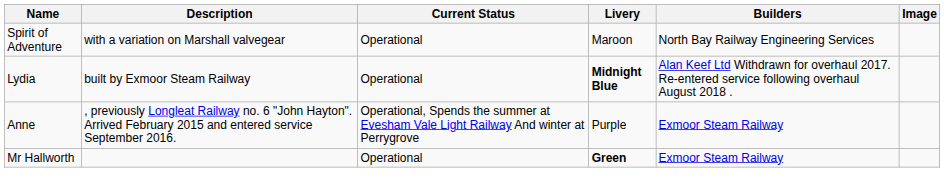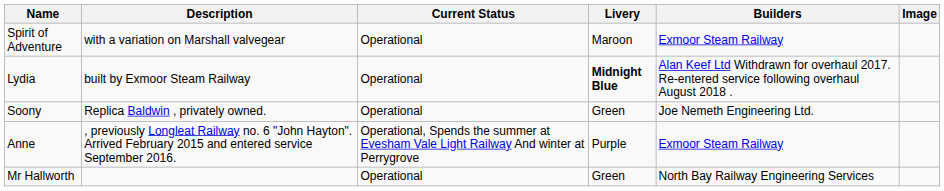(766, 39) North Bay Railway Engineering Services -> (721, 39) Exmoor Steam Railway
+ row: (24, 111)
(609, 157) bold -> (608, 176) normal
(721, 157) Exmoor Steam Railway -> (766, 176) North Bay Railway Engineering Services
